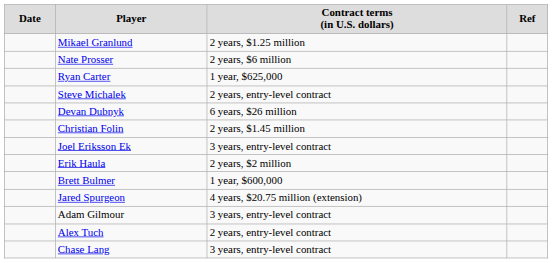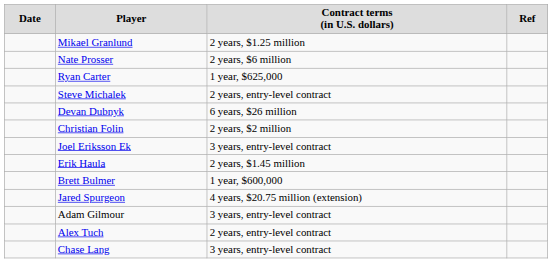(257, 128) 2 years, $1.45 million -> (250, 128) 2 years, $2 million
(250, 163) 2 years, $2 million -> (257, 163) 2 years, $1.45 million
